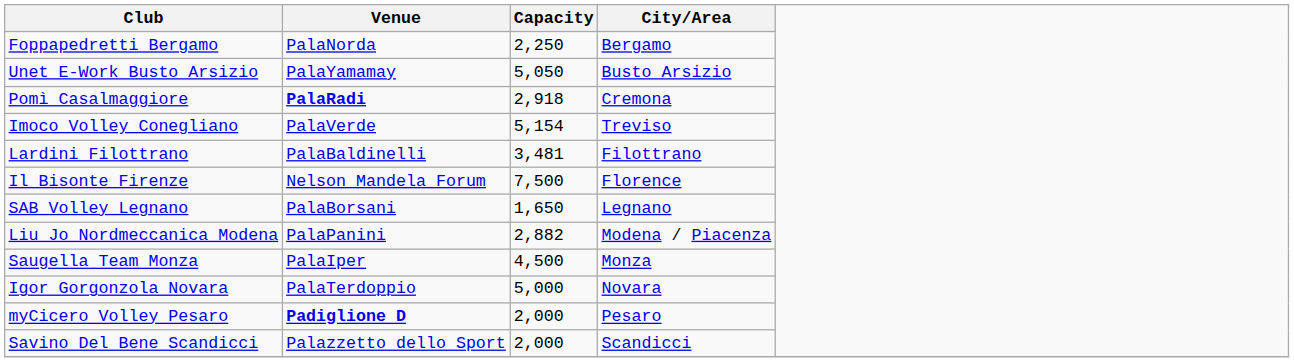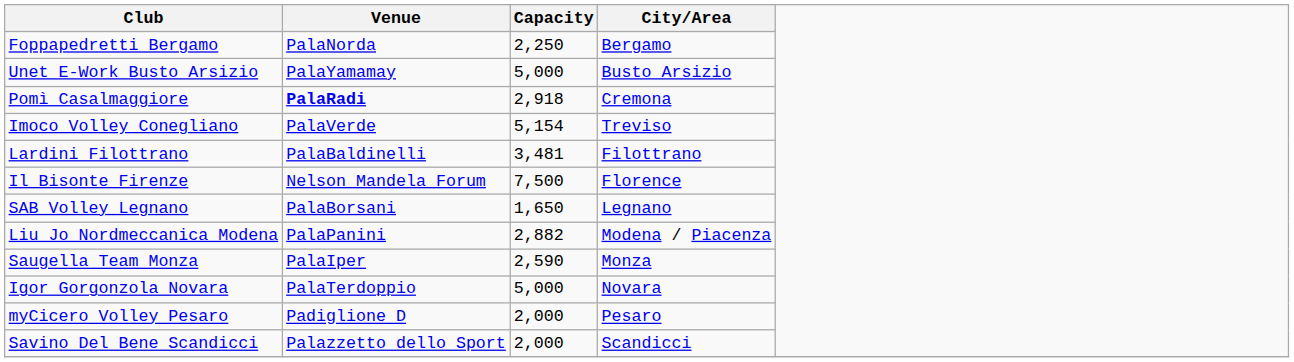(539, 72) 5,050 -> (539, 72) 5,000
(539, 262) 4,500 -> (539, 262) 2,590
(346, 317) bold -> (346, 317) normal
